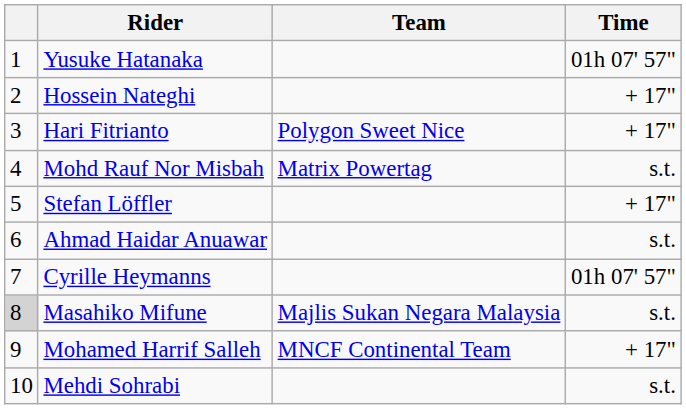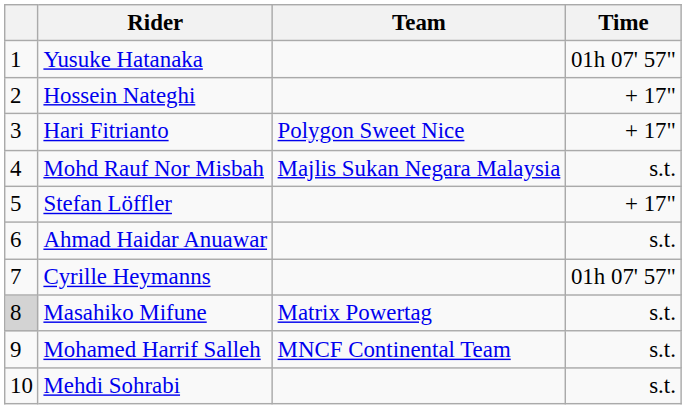(355, 167) Matrix Powertag -> (419, 167) Majlis Sukan Negara Malaysia
(419, 312) Majlis Sukan Negara Malaysia -> (355, 312) Matrix Powertag
(650, 349) + 17" -> (663, 349) s.t.
